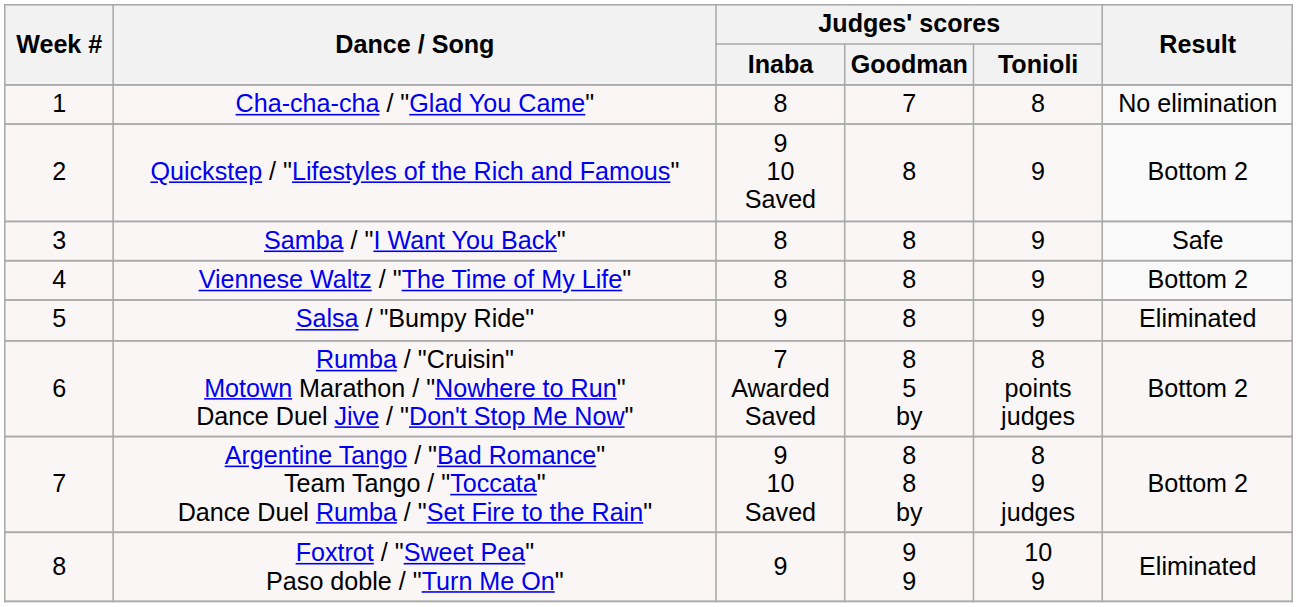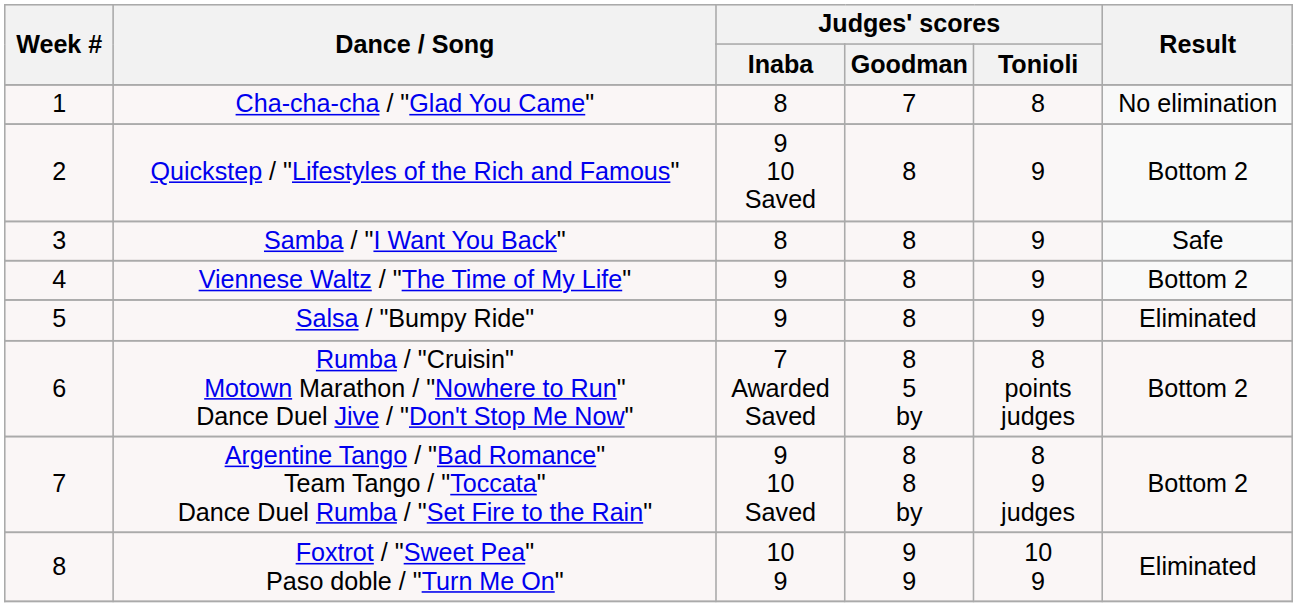(780, 280) 8 -> (780, 280) 9
(780, 566) 9 -> (780, 566) 10 9
